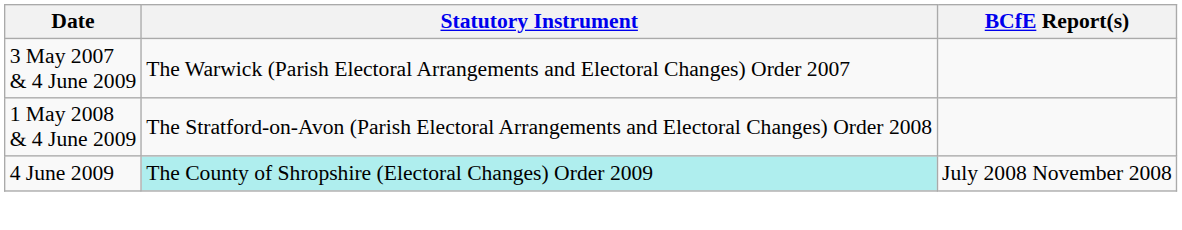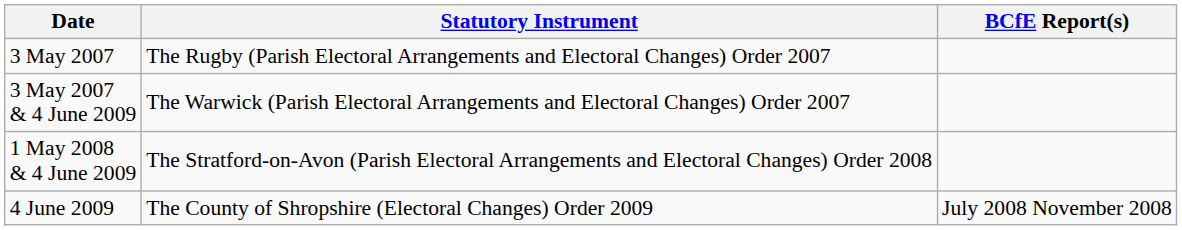+ row: (62, 55)
(400, 172) paleturquoise background -> (400, 207) no background
